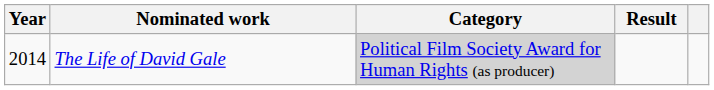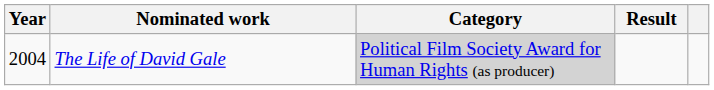(27, 59) 2014 -> (27, 59) 2004
